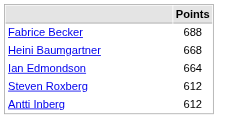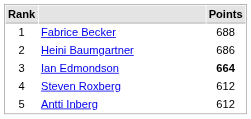+ column: (22, 14)
(193, 51) 668 -> (226, 51) 686
(193, 68) normal -> (226, 68) bold
